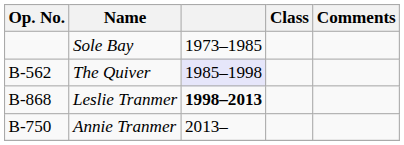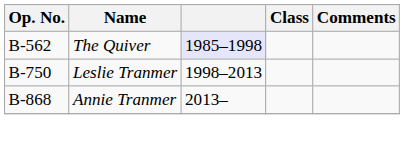- row: (103, 45)
(30, 99) B-868 -> (30, 72) B-750
(224, 99) bold -> (224, 72) normal
(30, 126) B-750 -> (30, 99) B-868
